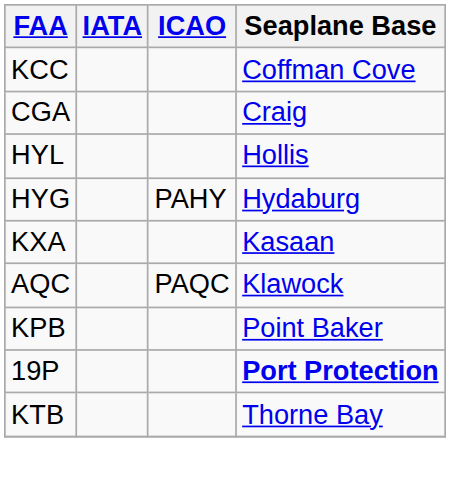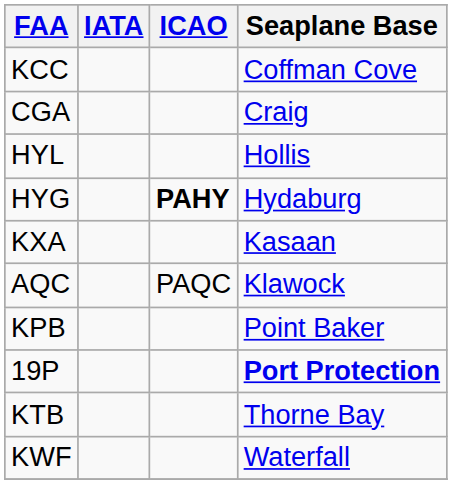(191, 198) normal -> (193, 198) bold
+ row: (41, 457)
